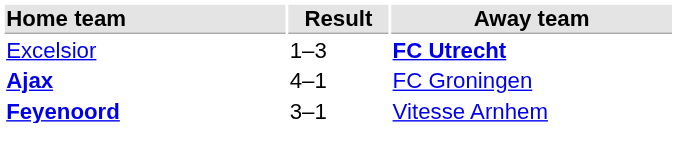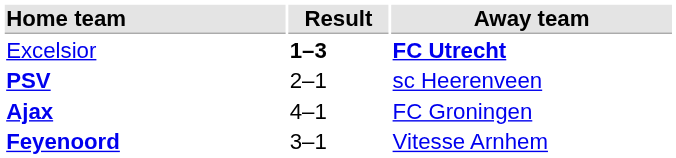(308, 50) normal -> (308, 50) bold
+ row: (28, 81)
